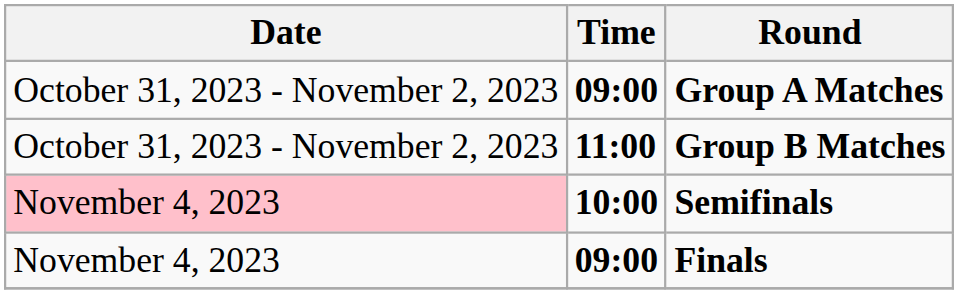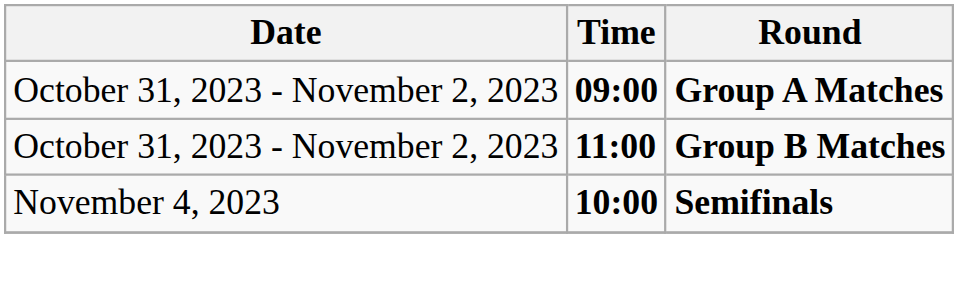(147, 202) pink background -> (147, 202) no background
- row: (721, 259)
